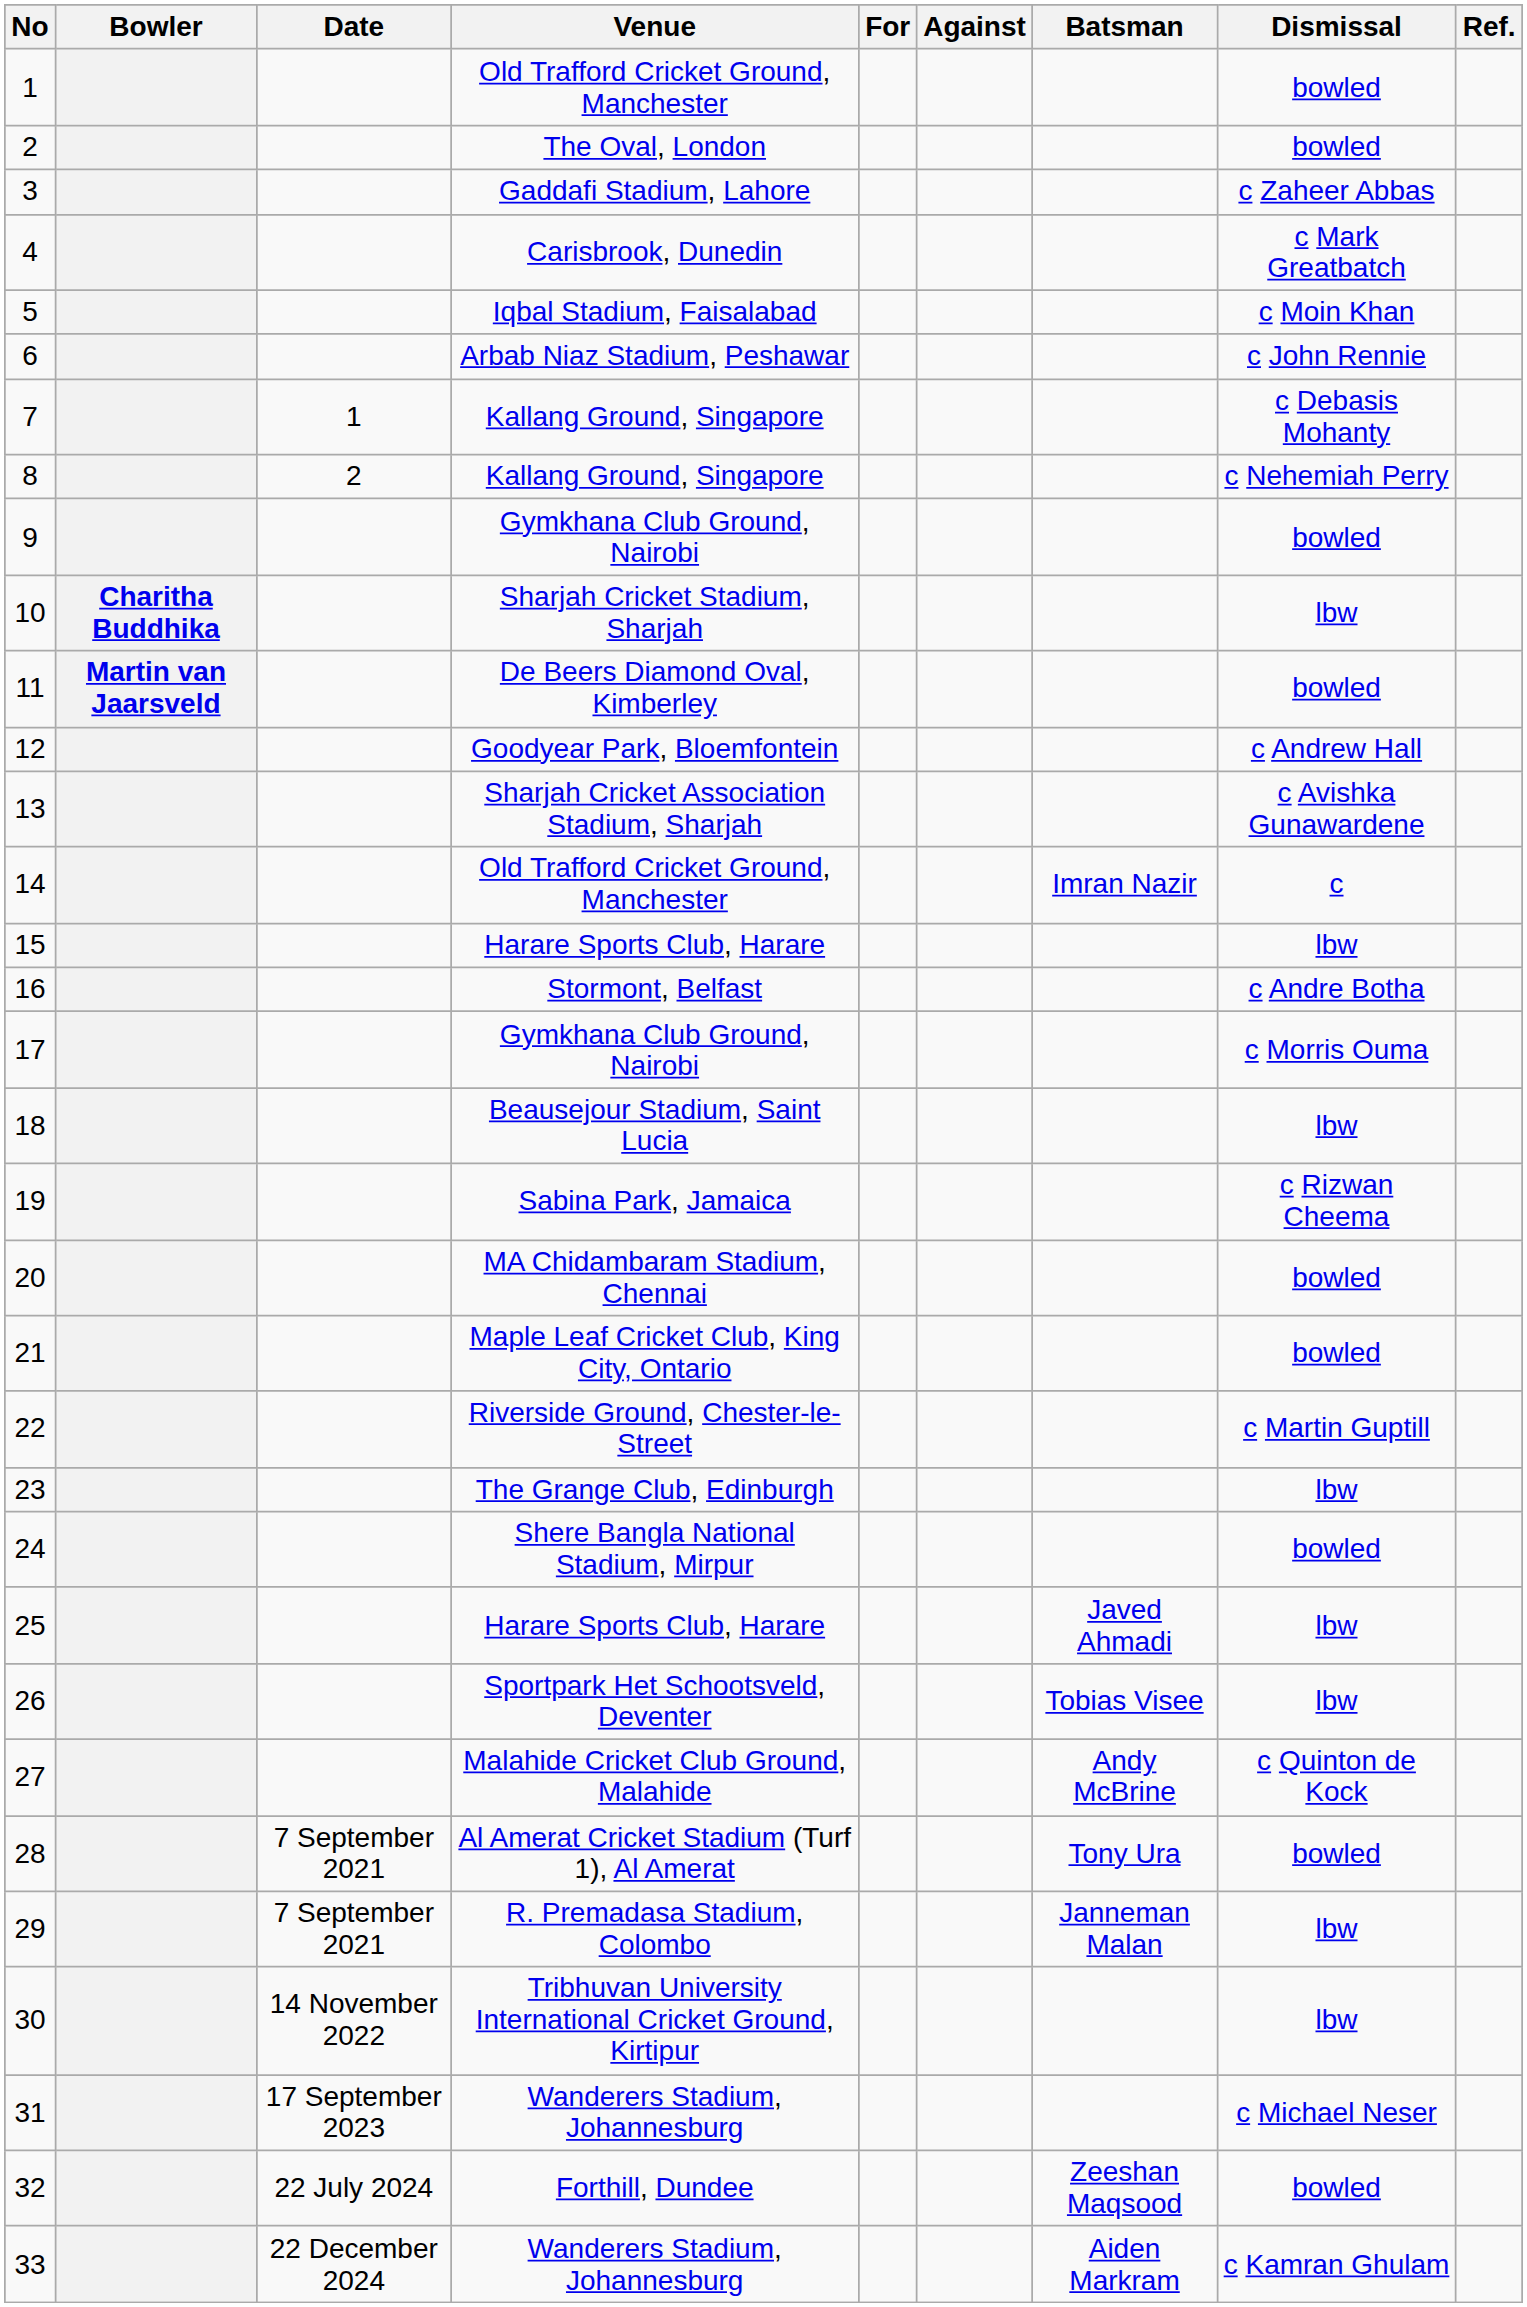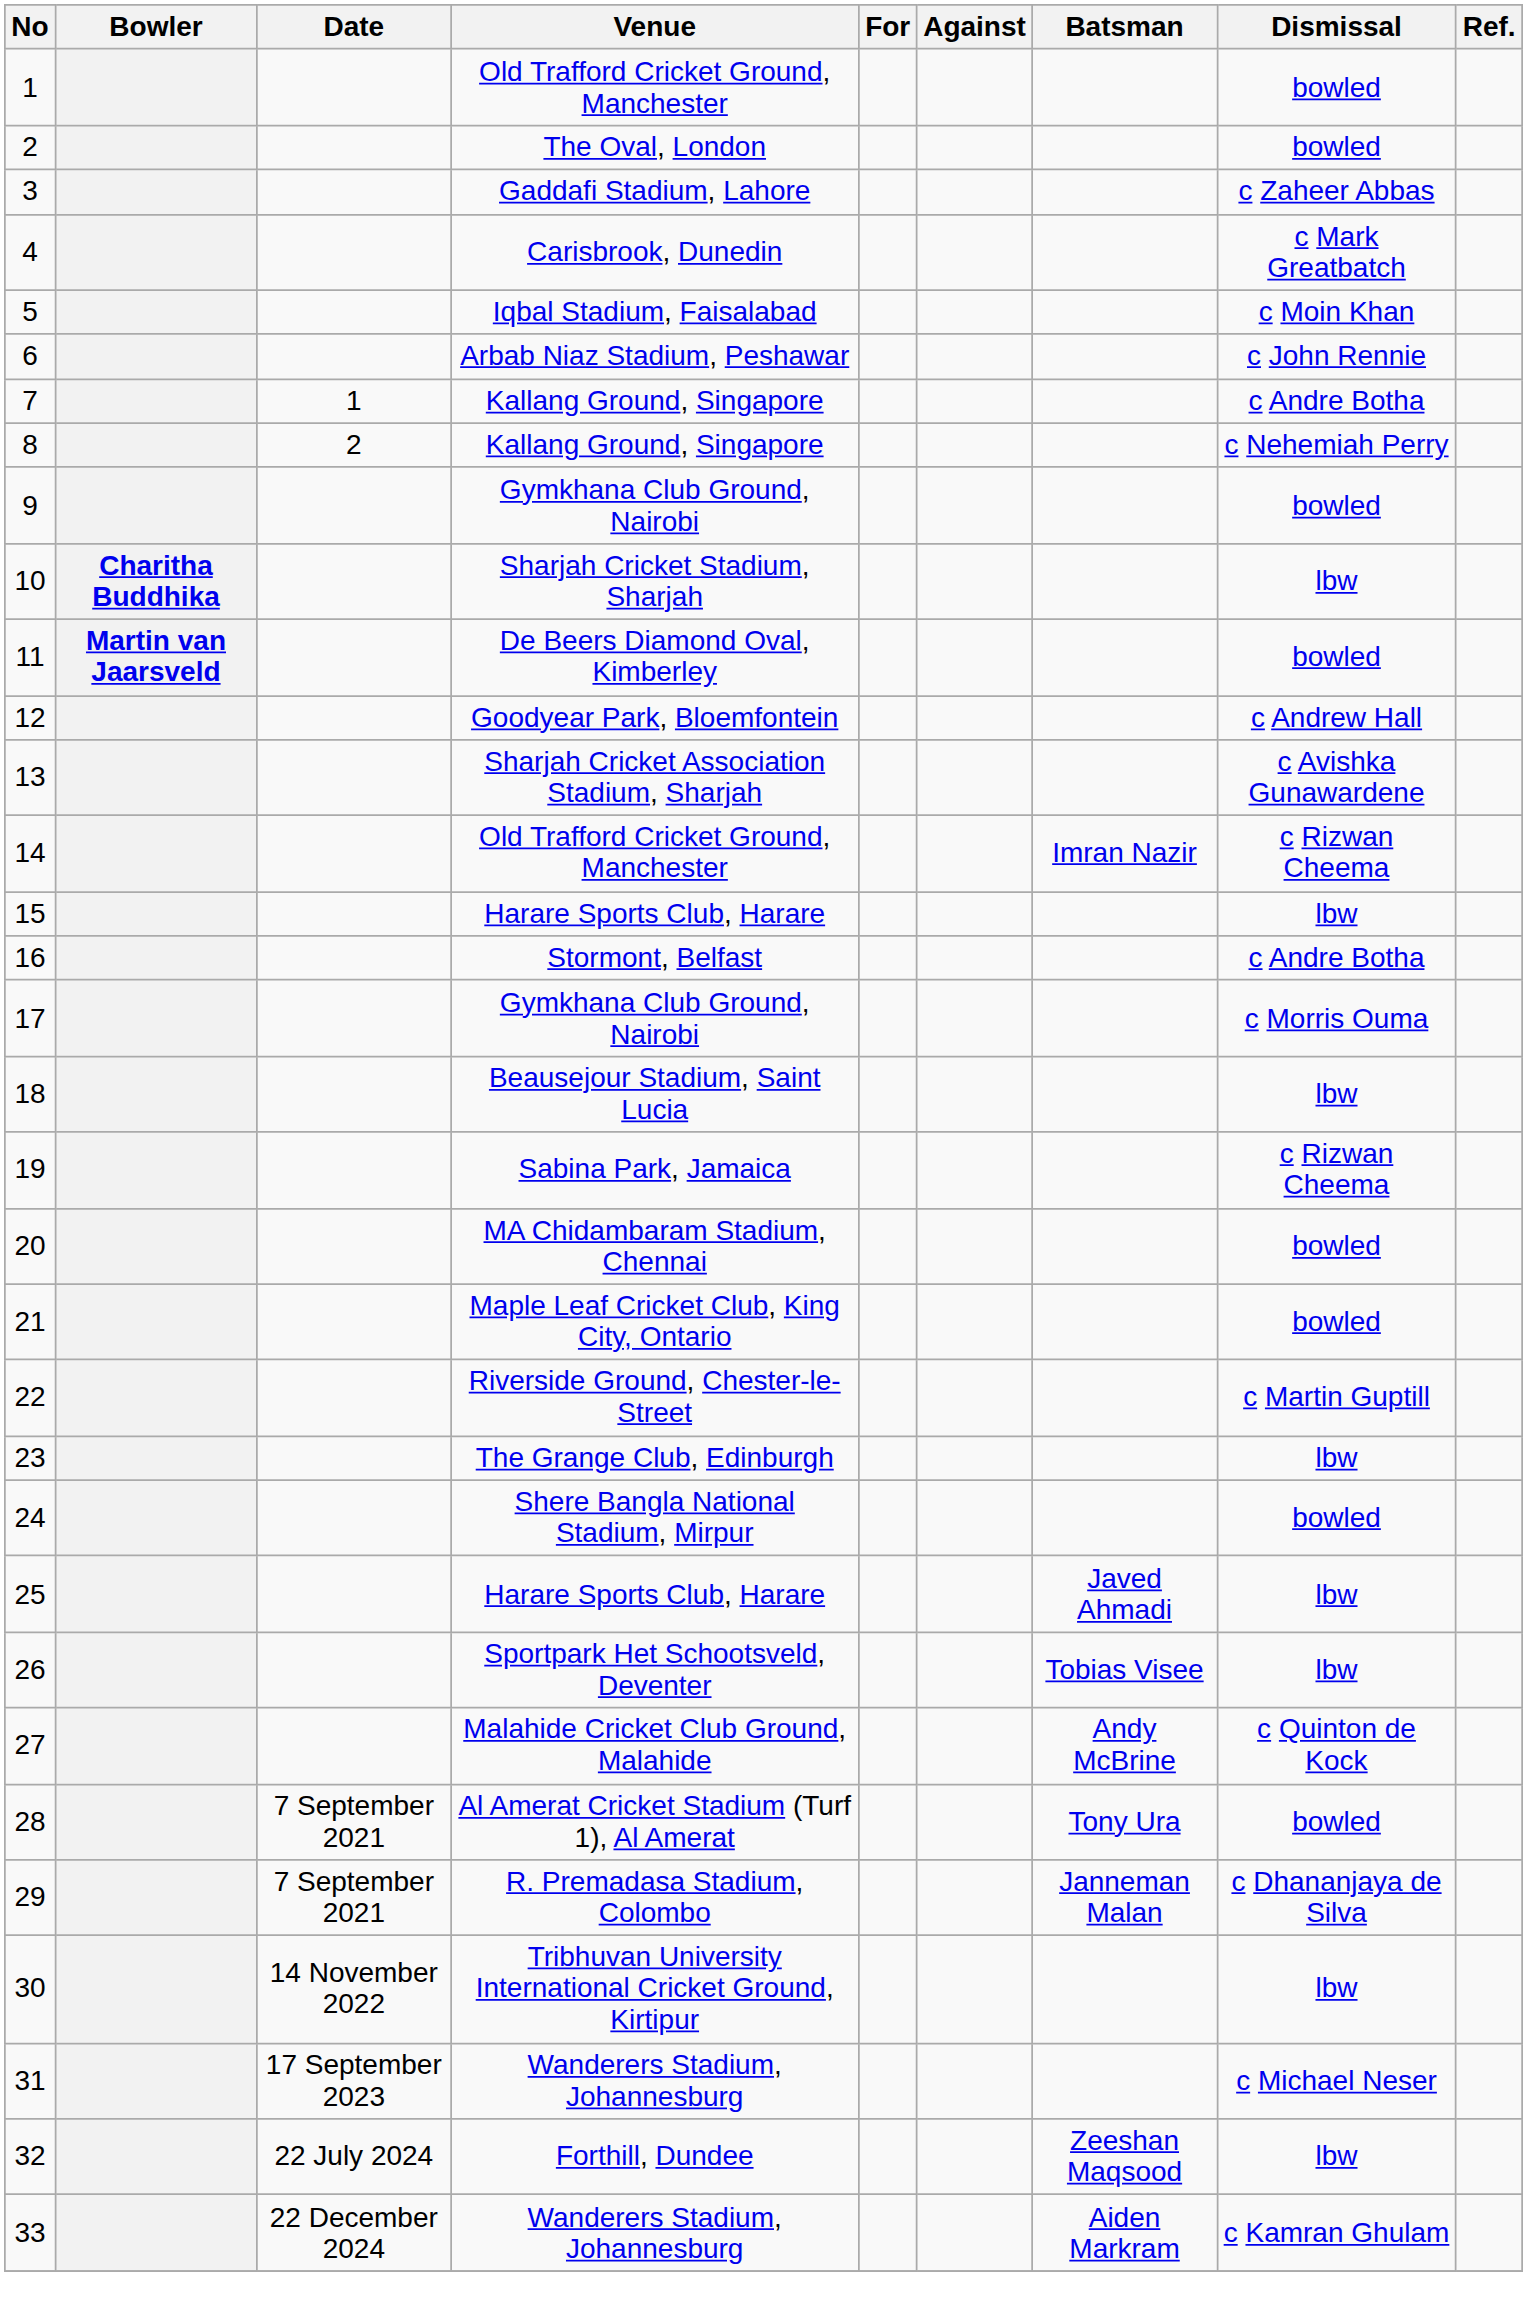(1337, 416) c Debasis Mohanty -> (1337, 400) c Andre Botha
(1337, 884) c -> (1337, 853) c Rizwan Cheema
(1337, 1928) lbw -> (1337, 1897) c Dhananjaya de Silva
(1337, 2187) bowled -> (1337, 2156) lbw
